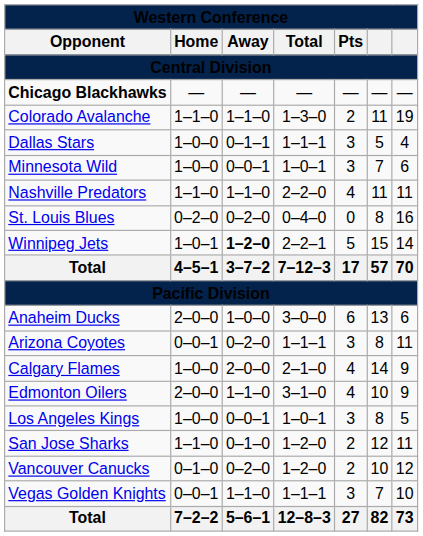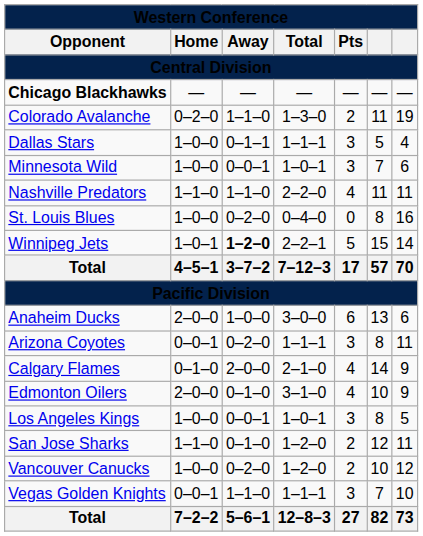(196, 117) 1–1–0 -> (196, 117) 0–2–0
(196, 217) 0–2–0 -> (196, 217) 1–0–0
(196, 368) 1–0–0 -> (196, 368) 0–1–0
(248, 393) 1–1–0 -> (248, 393) 0–1–0
(196, 468) 0–1–0 -> (196, 468) 1–0–0
